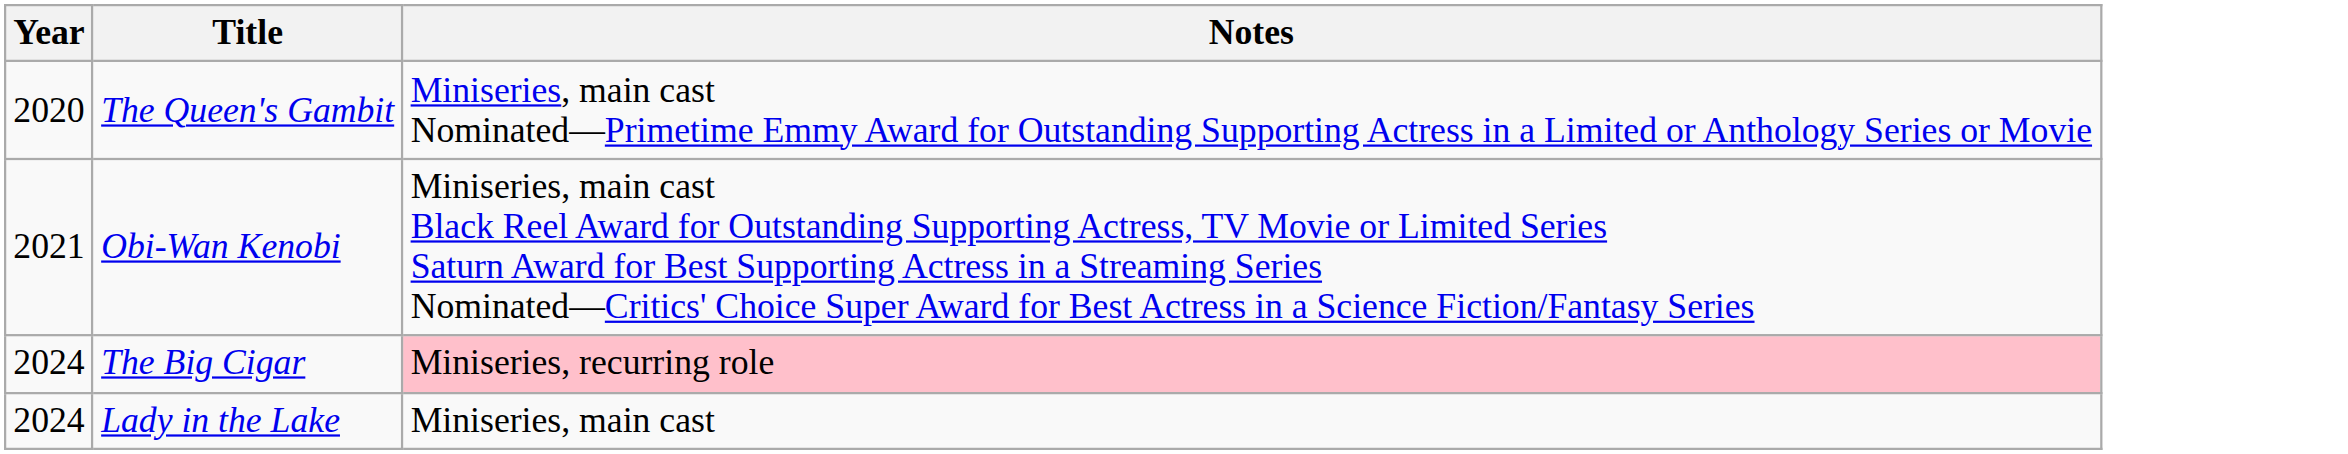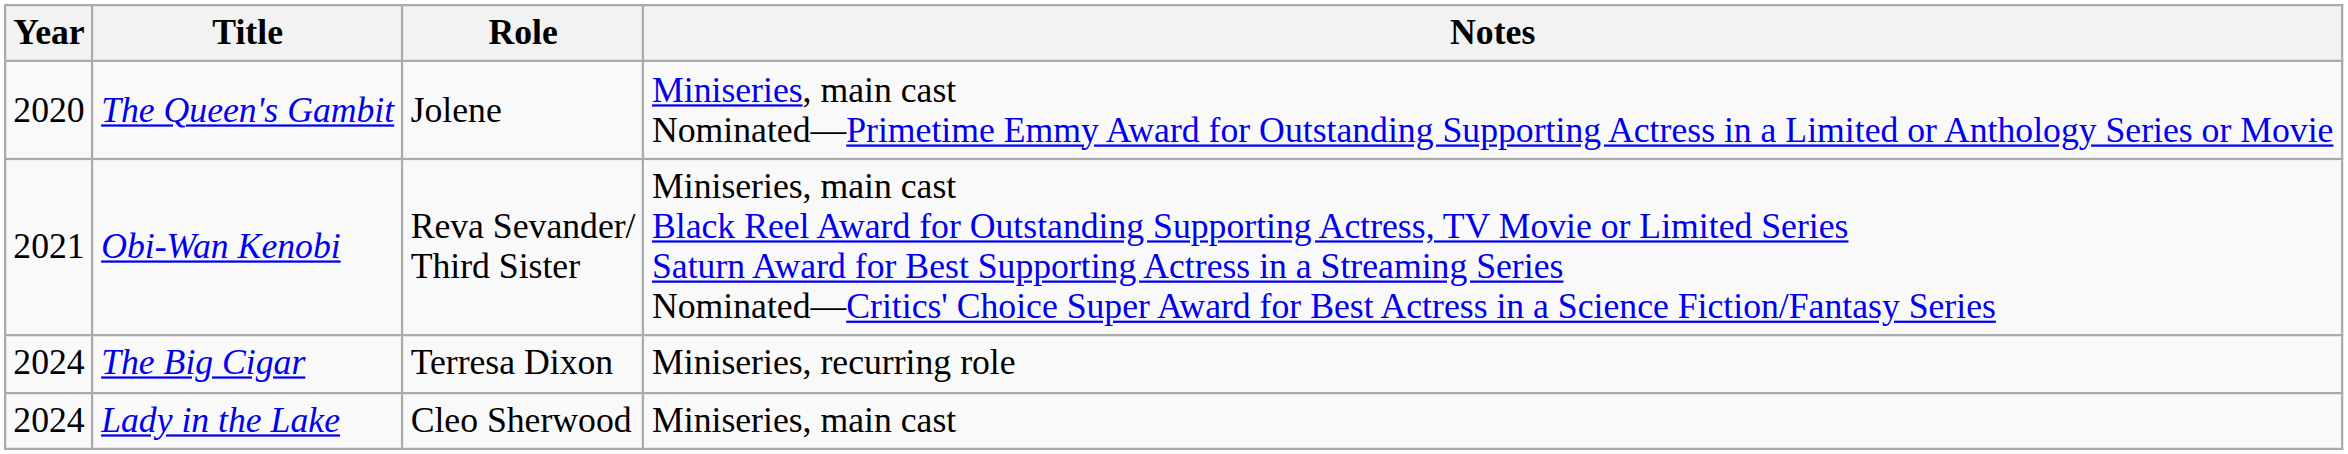+ column: (523, 32)
(592, 363) pink background -> (834, 363) no background
